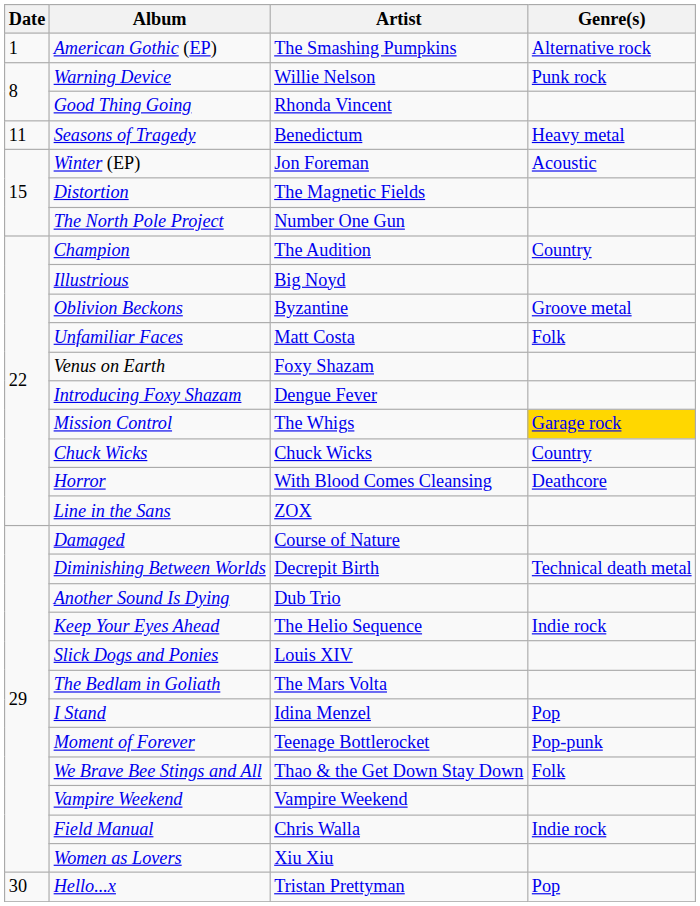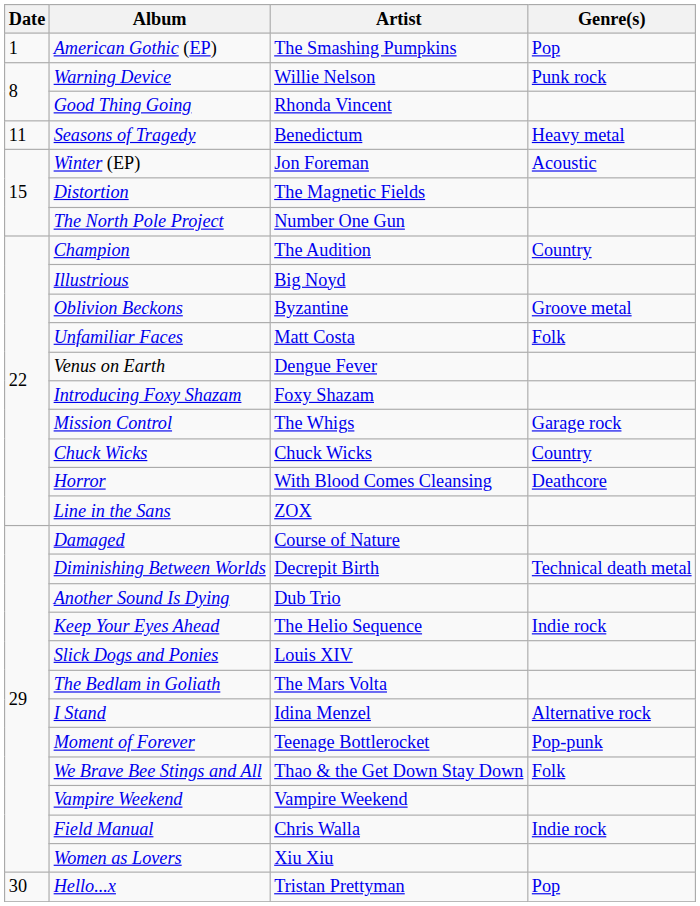(591, 47) Alternative rock -> (546, 47) Pop
(324, 366) Foxy Shazam -> (326, 366) Dengue Fever
(326, 395) Dengue Fever -> (324, 395) Foxy Shazam
(577, 423) gold background -> (577, 423) no background
(546, 713) Pop -> (591, 713) Alternative rock
